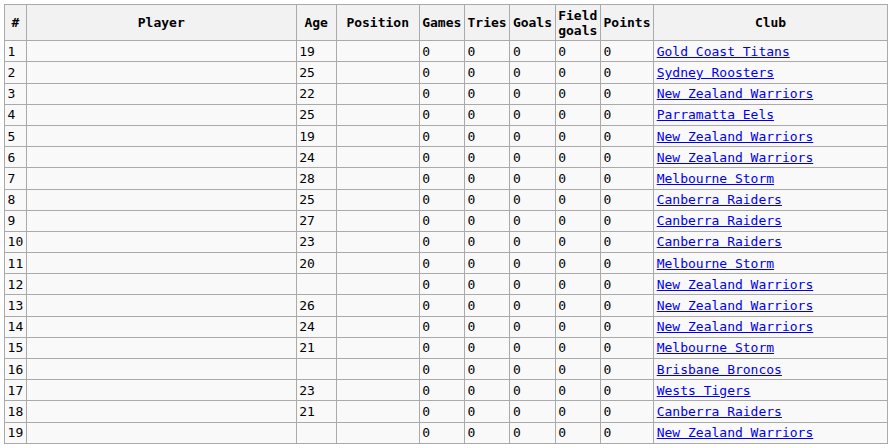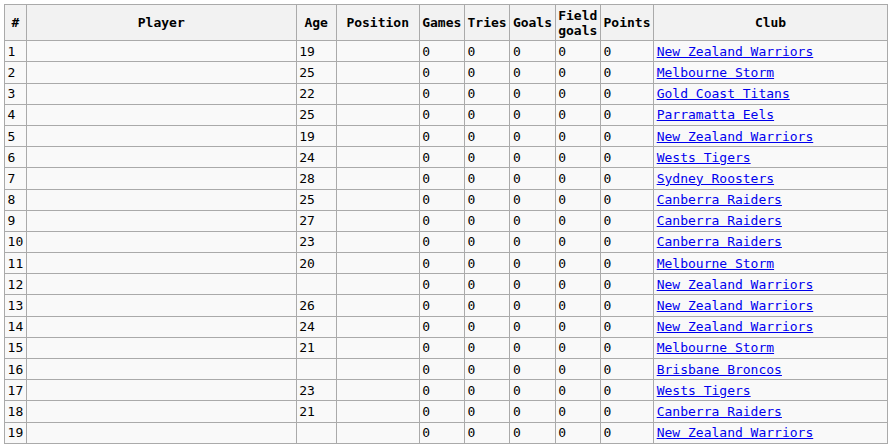(723, 51) Gold Coast Titans -> (735, 51) New Zealand Warriors
(715, 72) Sydney Roosters -> (715, 72) Melbourne Storm
(735, 94) New Zealand Warriors -> (723, 94) Gold Coast Titans
(735, 157) New Zealand Warriors -> (704, 157) Wests Tigers
(715, 178) Melbourne Storm -> (715, 178) Sydney Roosters
